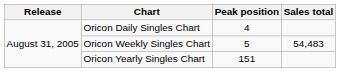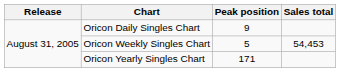(247, 28) 4 -> (247, 28) 9
(309, 43) 54,483 -> (309, 43) 54,453
(247, 59) 151 -> (247, 59) 171
